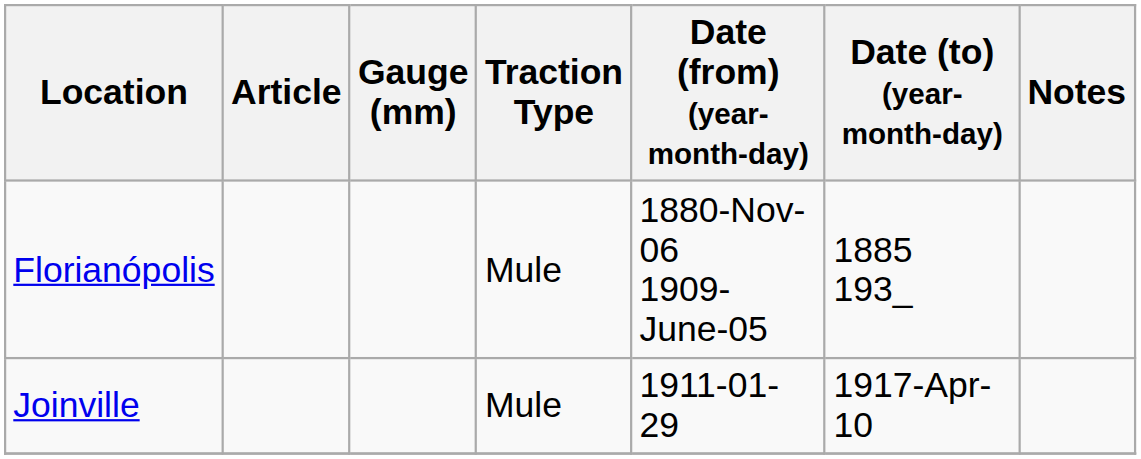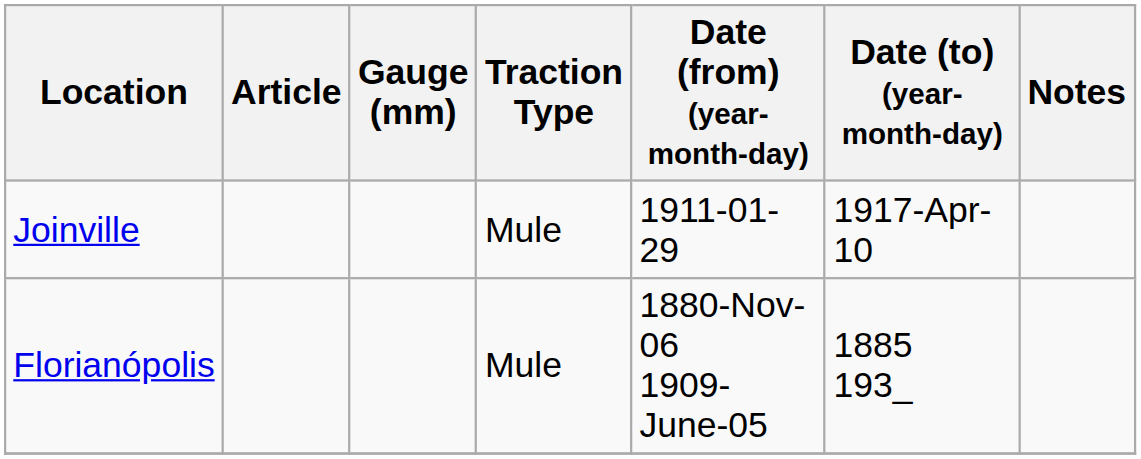rows swapped: (114, 268) <-> (76, 405)
